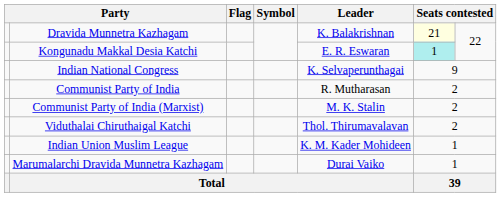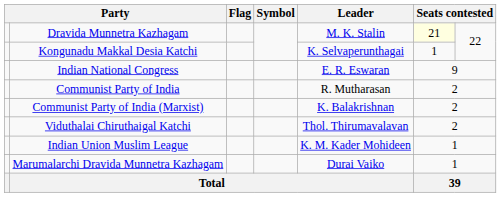(356, 32) K. Balakrishnan -> (356, 32) M. K. Stalin
(356, 51) E. R. Eswaran -> (356, 51) K. Selvaperunthagai
(434, 51) paleturquoise background -> (434, 51) no background
(356, 70) K. Selvaperunthagai -> (356, 70) E. R. Eswaran
(356, 107) M. K. Stalin -> (356, 107) K. Balakrishnan
